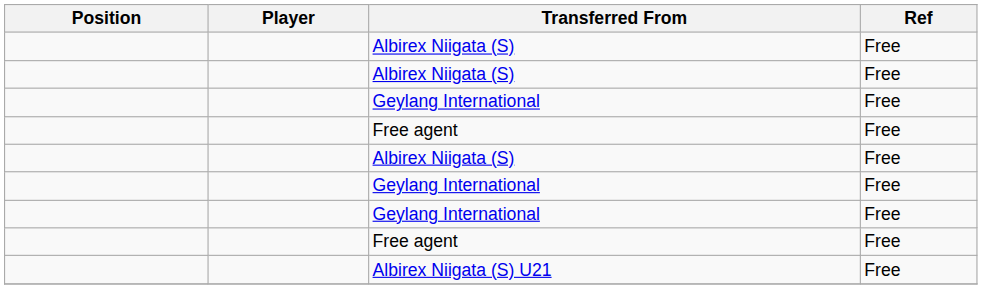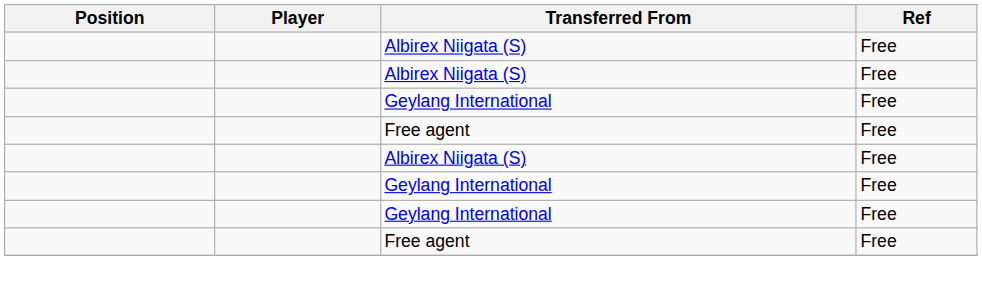- row: (106, 270)
